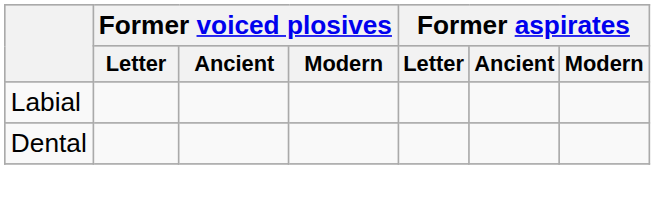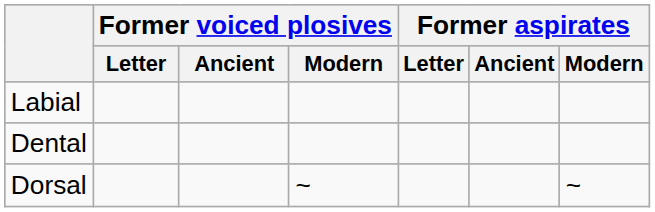+ row: (49, 185)
